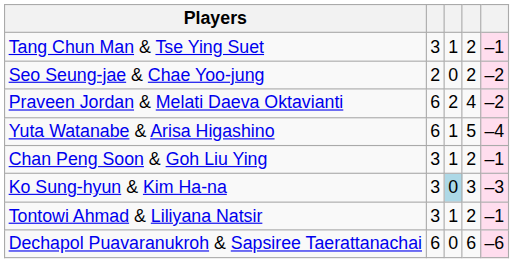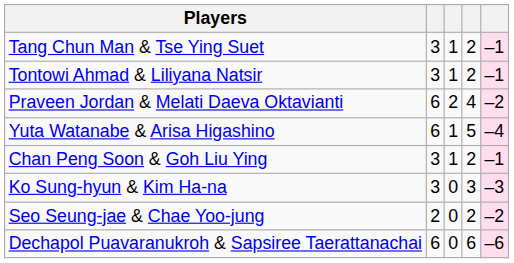rows swapped: (136, 215) <-> (137, 74)
(453, 187) lightblue background -> (453, 187) no background
